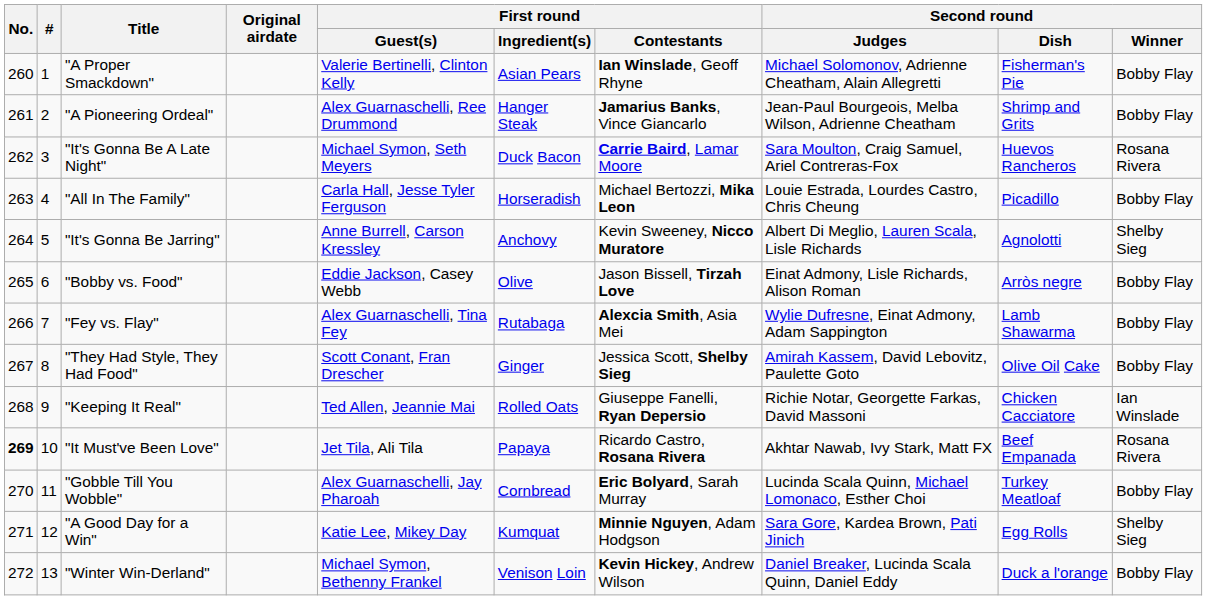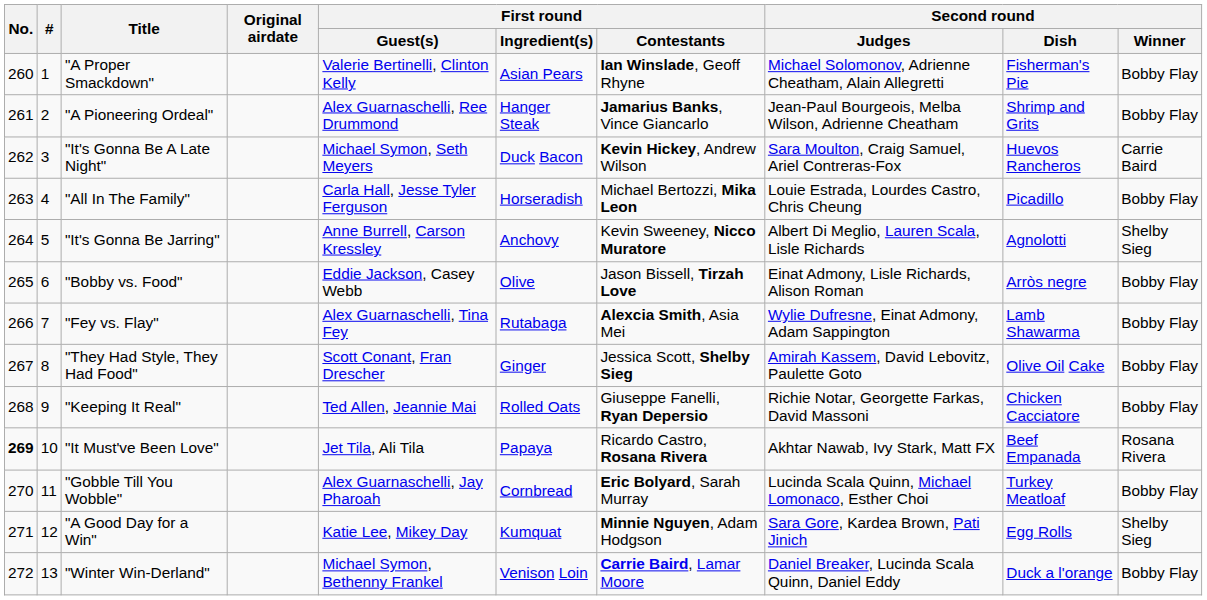(668, 157) Carrie Baird, Lamar Moore -> (678, 157) Kevin Hickey, Andrew Wilson
(1143, 157) Rosana Rivera -> (1142, 157) Carrie Baird
(1148, 407) Ian Winslade -> (1160, 407) Bobby Flay
(676, 573) Kevin Hickey, Andrew Wilson -> (670, 573) Carrie Baird, Lamar Moore
